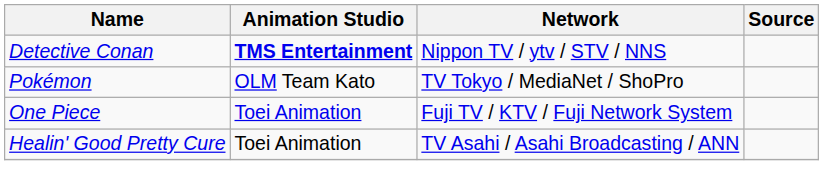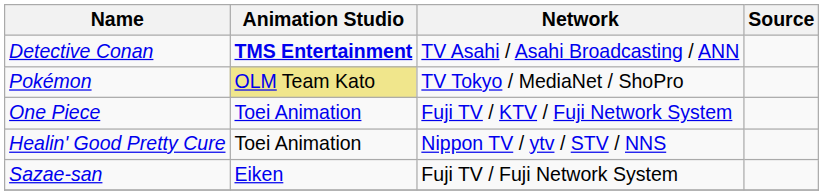(544, 50) Nippon TV / ytv / STV / NNS -> (580, 50) TV Asahi / Asahi Broadcasting / ANN
(305, 81) no background -> (305, 81) khaki background
(580, 143) TV Asahi / Asahi Broadcasting / ANN -> (544, 143) Nippon TV / ytv / STV / NNS
+ row: (56, 174)
